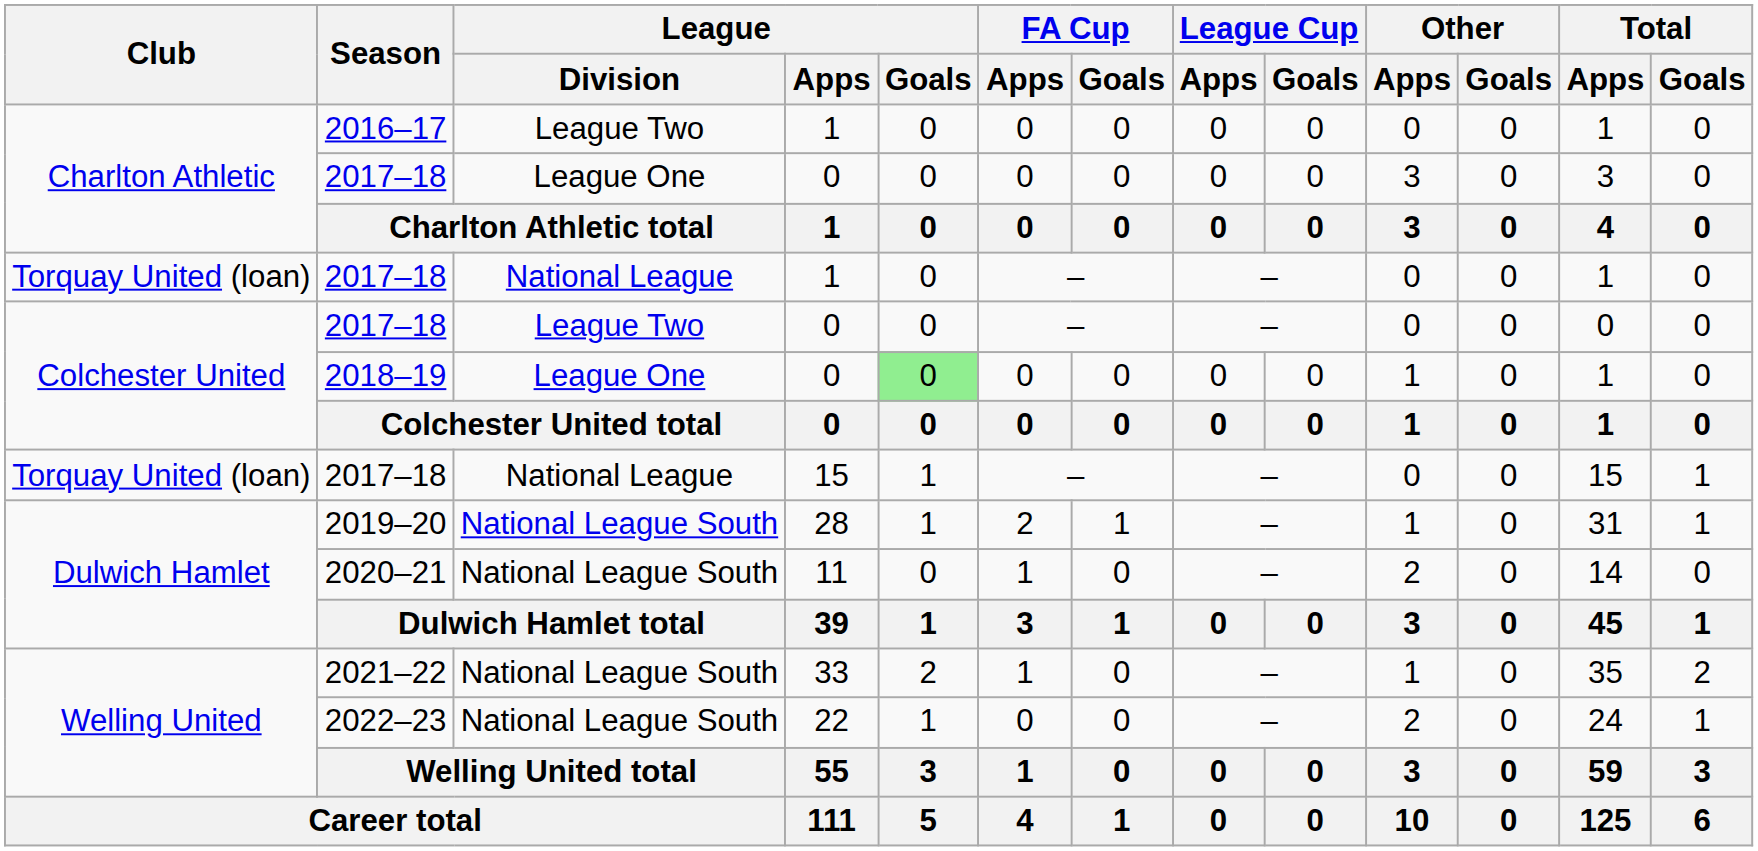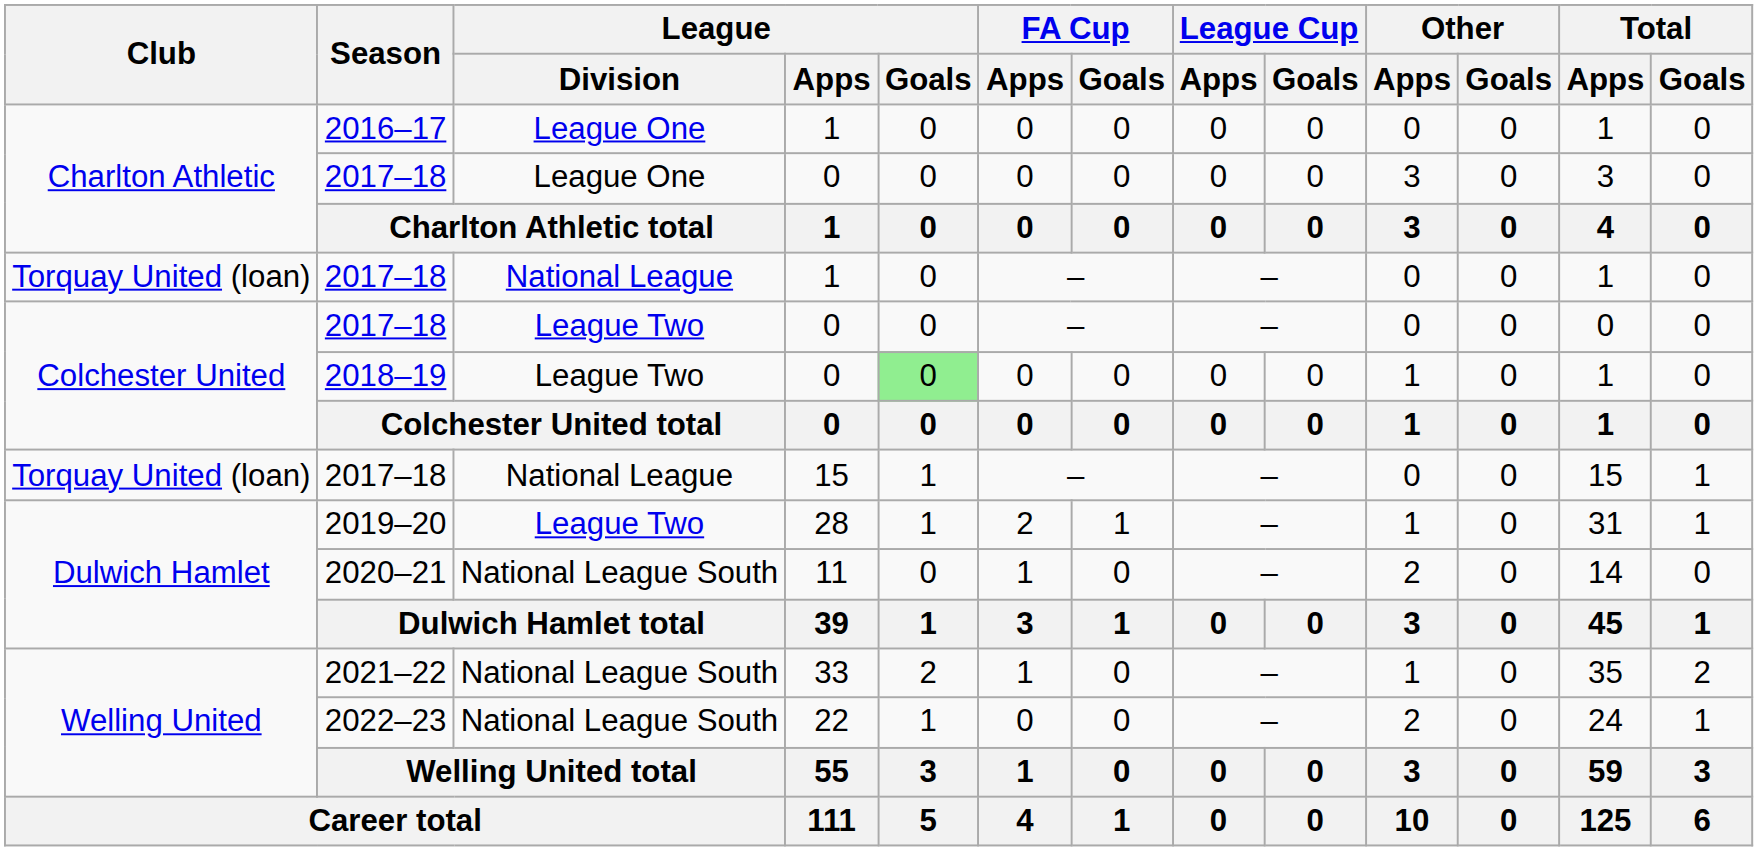(619, 128) League Two -> (619, 128) League One
(619, 375) League One -> (619, 375) League Two
(619, 524) National League South -> (619, 524) League Two
